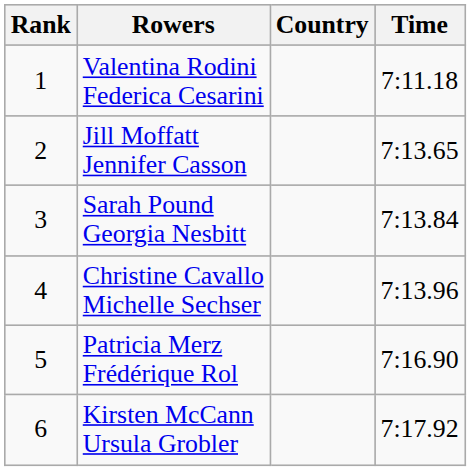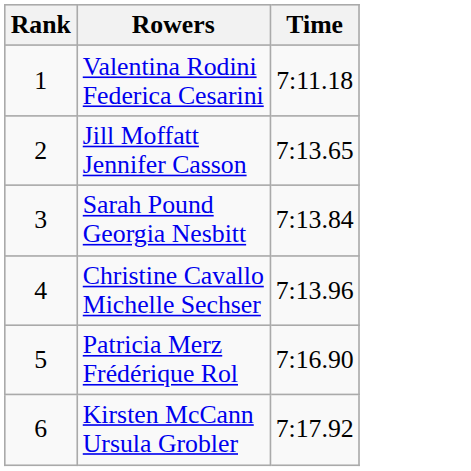- column: (322, 24)
